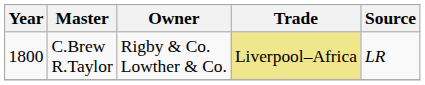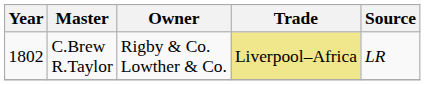(26, 55) 1800 -> (26, 55) 1802
